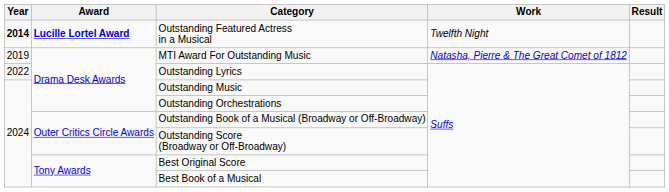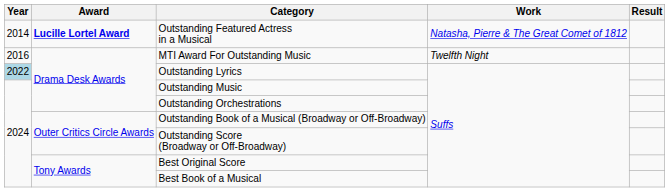(18, 34) bold -> (18, 34) normal
(459, 34) Twelfth Night -> (529, 34) Natasha, Pierre & The Great Comet of 1812
(18, 55) 2019 -> (18, 55) 2016
(529, 55) Natasha, Pierre & The Great Comet of 1812 -> (459, 55) Twelfth Night
(18, 71) no background -> (18, 71) lightblue background
